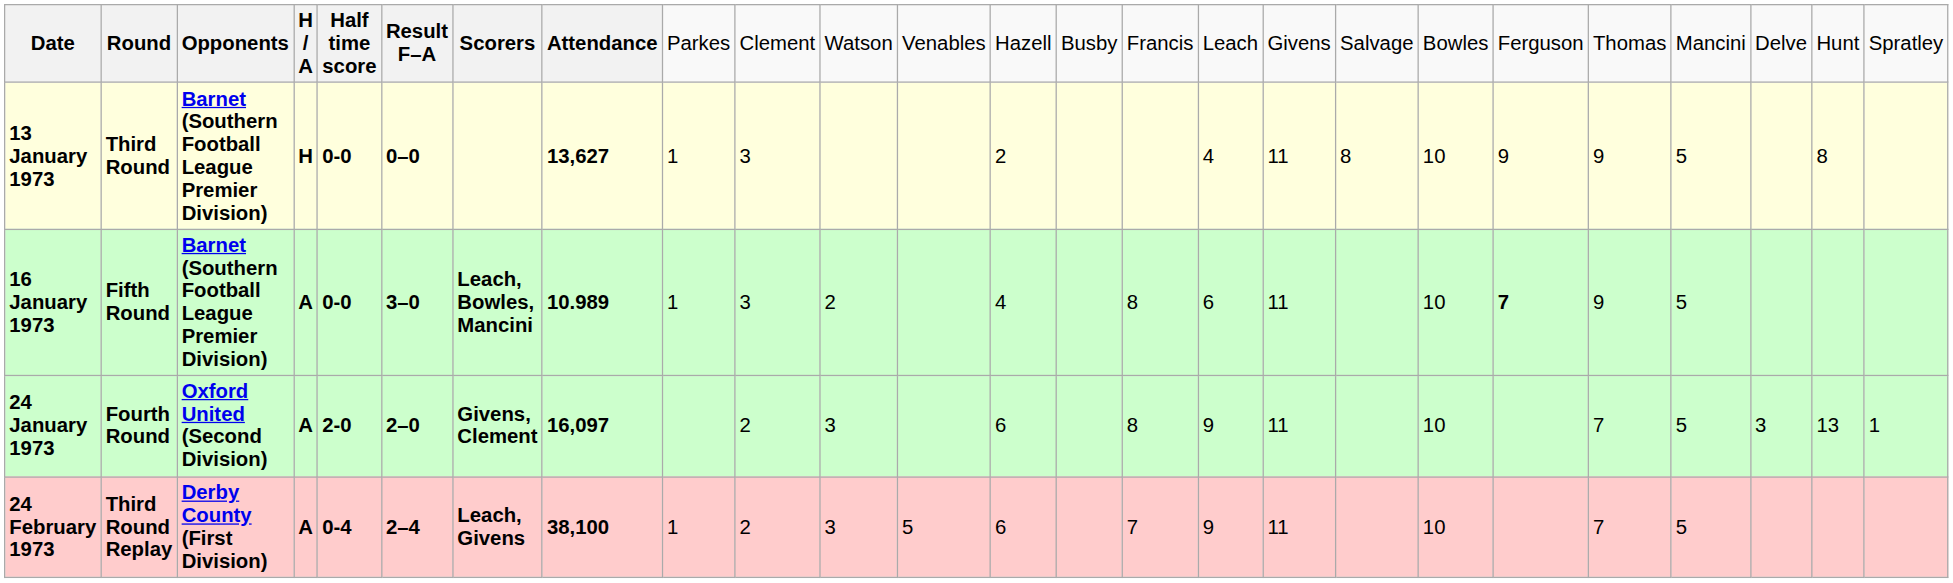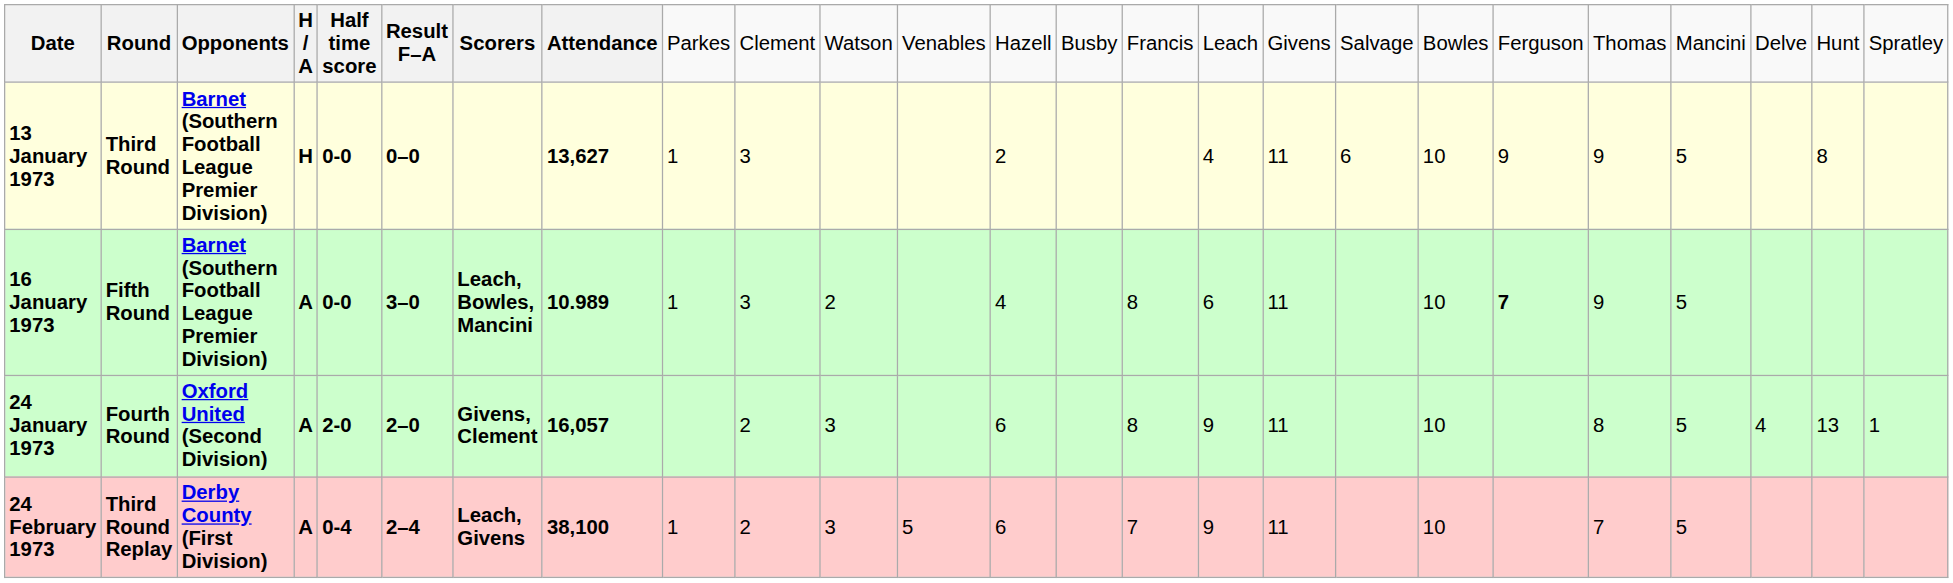(1346, 155) 8 -> (1346, 155) 6
(578, 425) 16,097 -> (578, 425) 16,057
(1599, 425) 7 -> (1599, 425) 8
(1761, 425) 3 -> (1761, 425) 4
